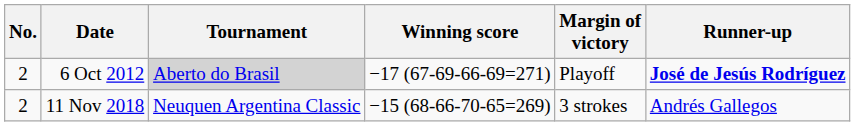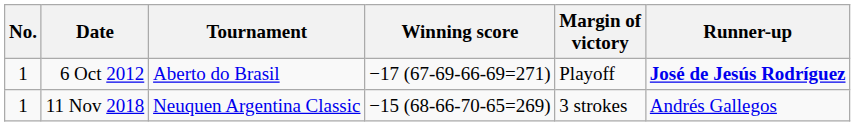(23, 74) 2 -> (23, 74) 1
(216, 74) lightgrey background -> (216, 74) no background
(23, 105) 2 -> (23, 105) 1
